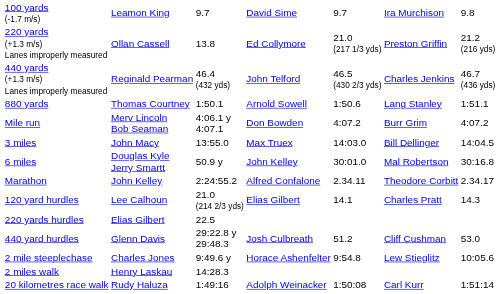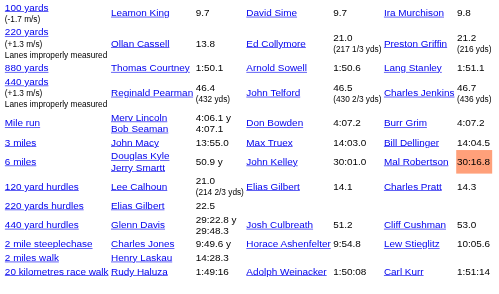rows swapped: (56, 79) <-> (27, 104)
(477, 162) no background -> (474, 162) lightsalmon background
- row: (26, 181)
